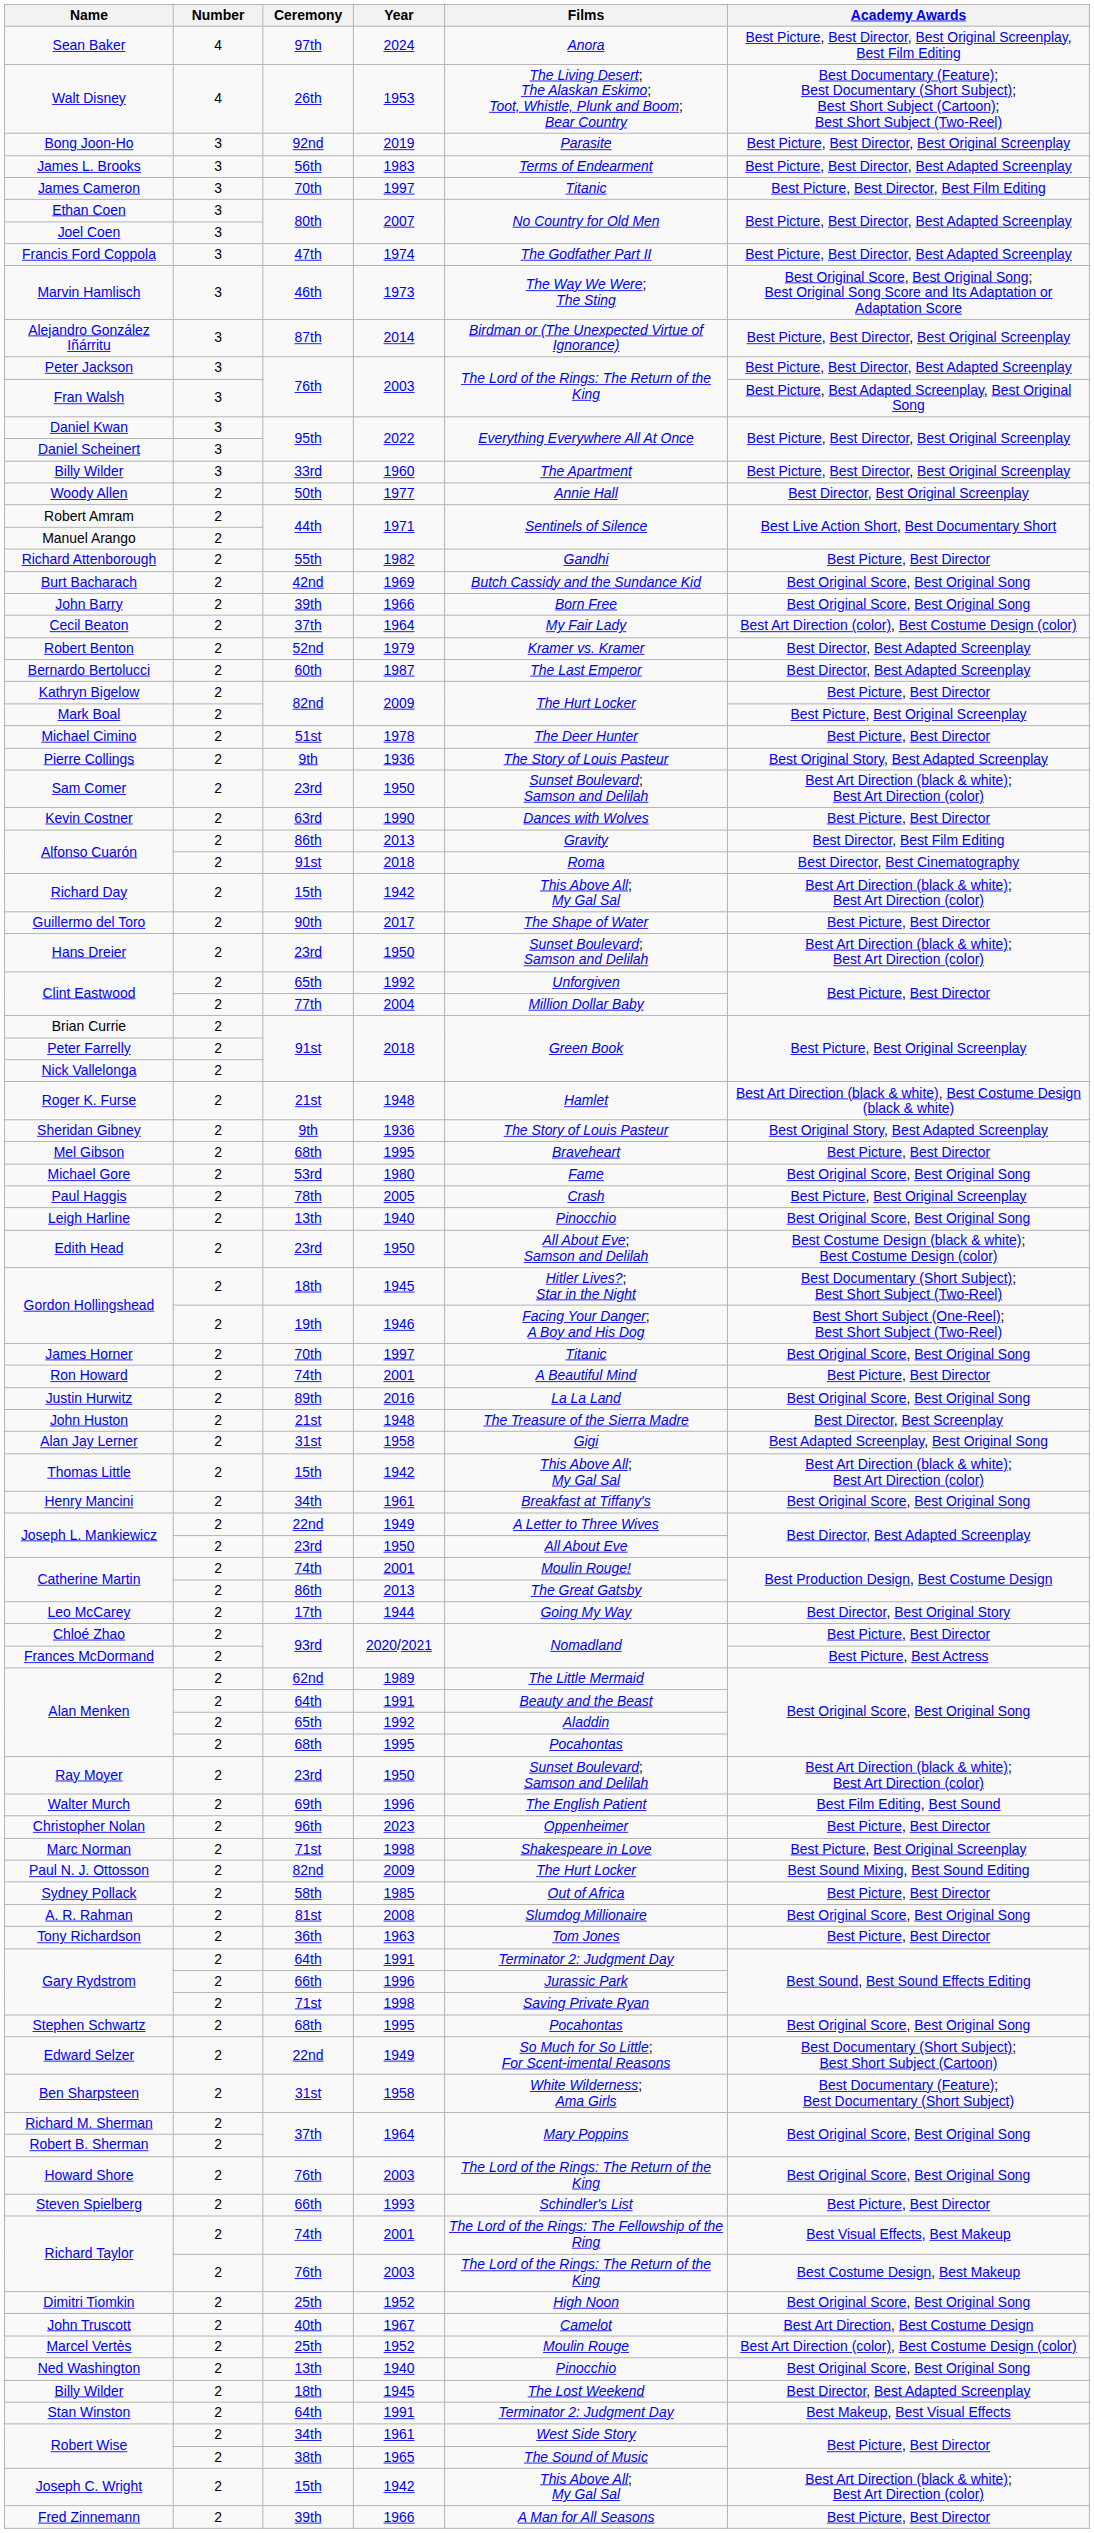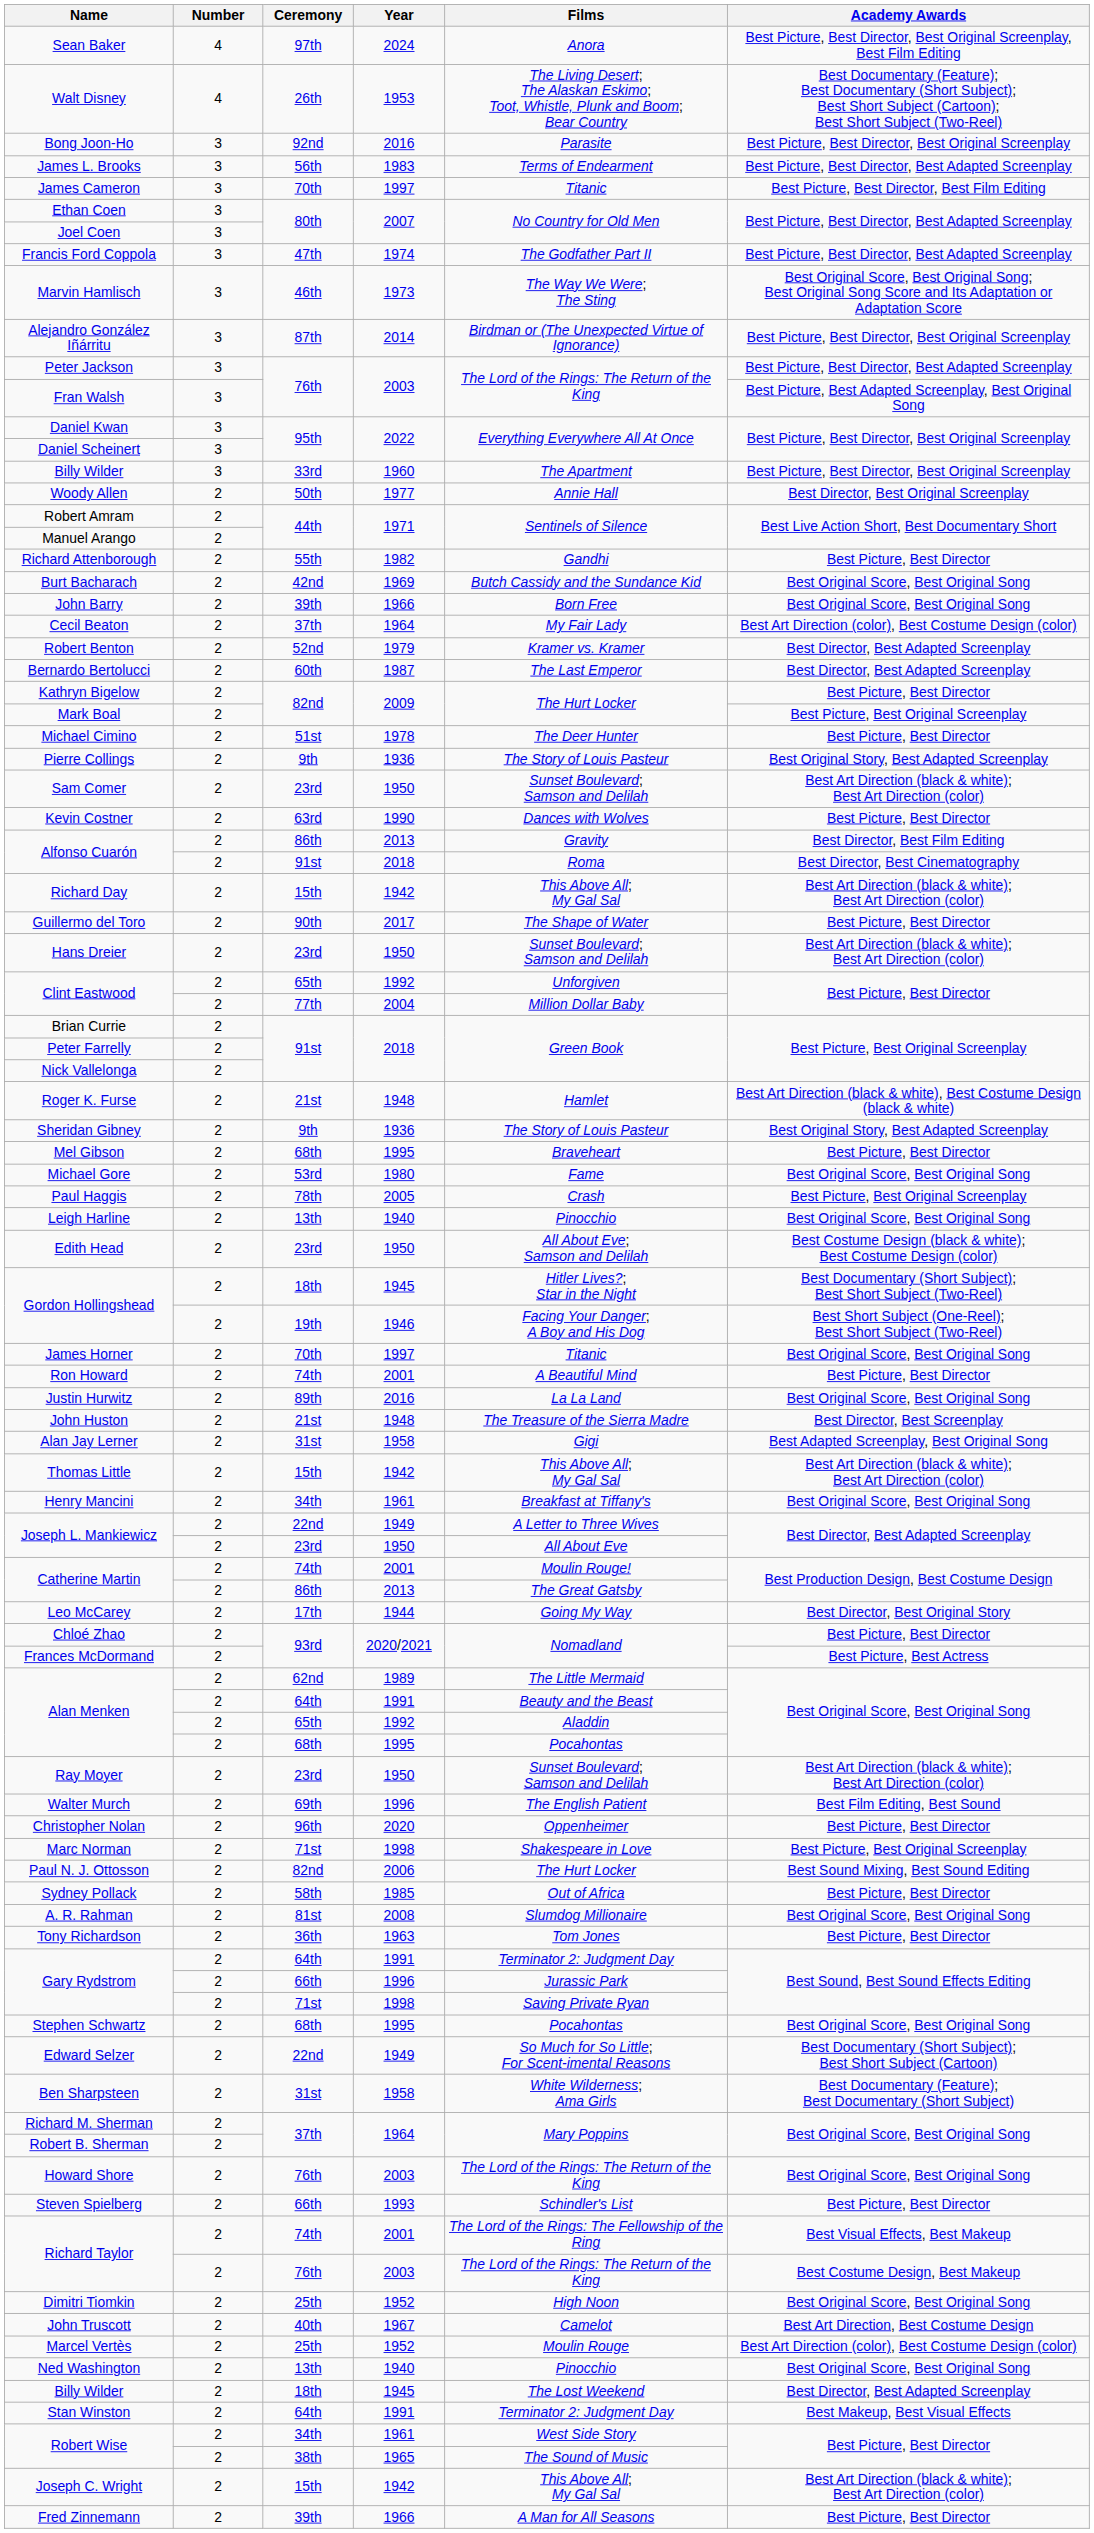(399, 144) 2019 -> (399, 144) 2016
(399, 1827) 2023 -> (399, 1827) 2020
(399, 1871) 2009 -> (399, 1871) 2006
